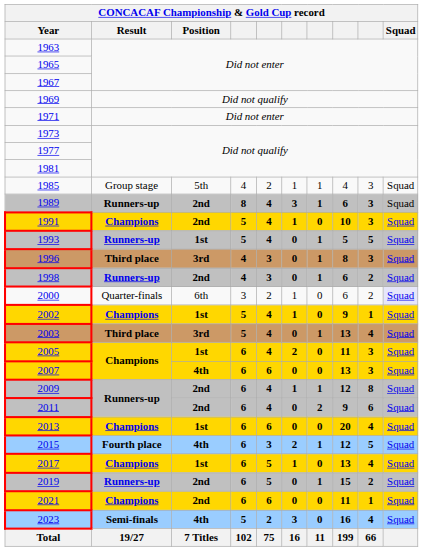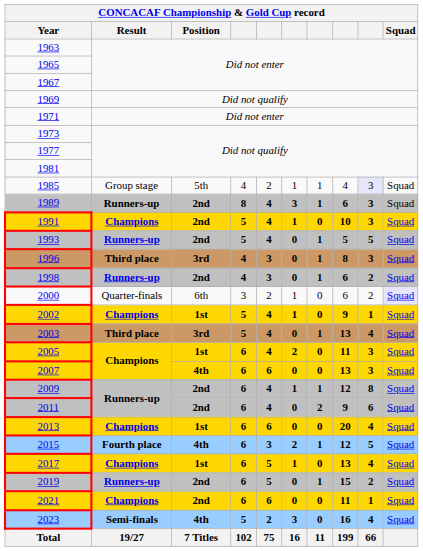(371, 185) no background -> (371, 185) lavender background
(201, 240) 1st -> (201, 240) 2nd
